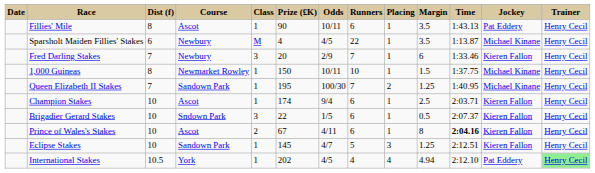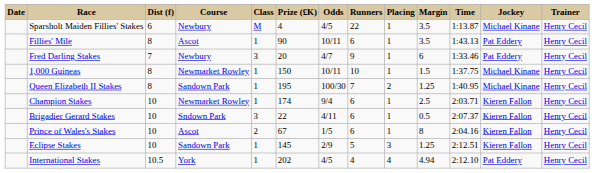rows swapped: (86, 41) <-> (51, 26)
(327, 56) 2/9 -> (327, 56) 4/7
(352, 56) 7 -> (352, 56) 9
(508, 56) Kieren Fallon -> (502, 56) Pat Eddery
(150, 86) 7 -> (150, 86) 8
(188, 101) Ascot -> (214, 101) Newmarket Rowley
(327, 116) 1/5 -> (329, 116) 4/11
(329, 131) 4/11 -> (327, 131) 1/5
(465, 131) bold -> (465, 131) normal
(327, 145) 4/7 -> (327, 145) 2/9
(566, 160) lightgreen background -> (565, 160) no background
